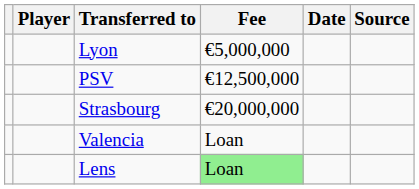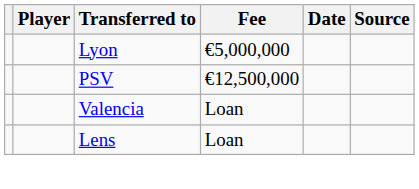- row: (120, 109)
(224, 169) lightgreen background -> (224, 139) no background
